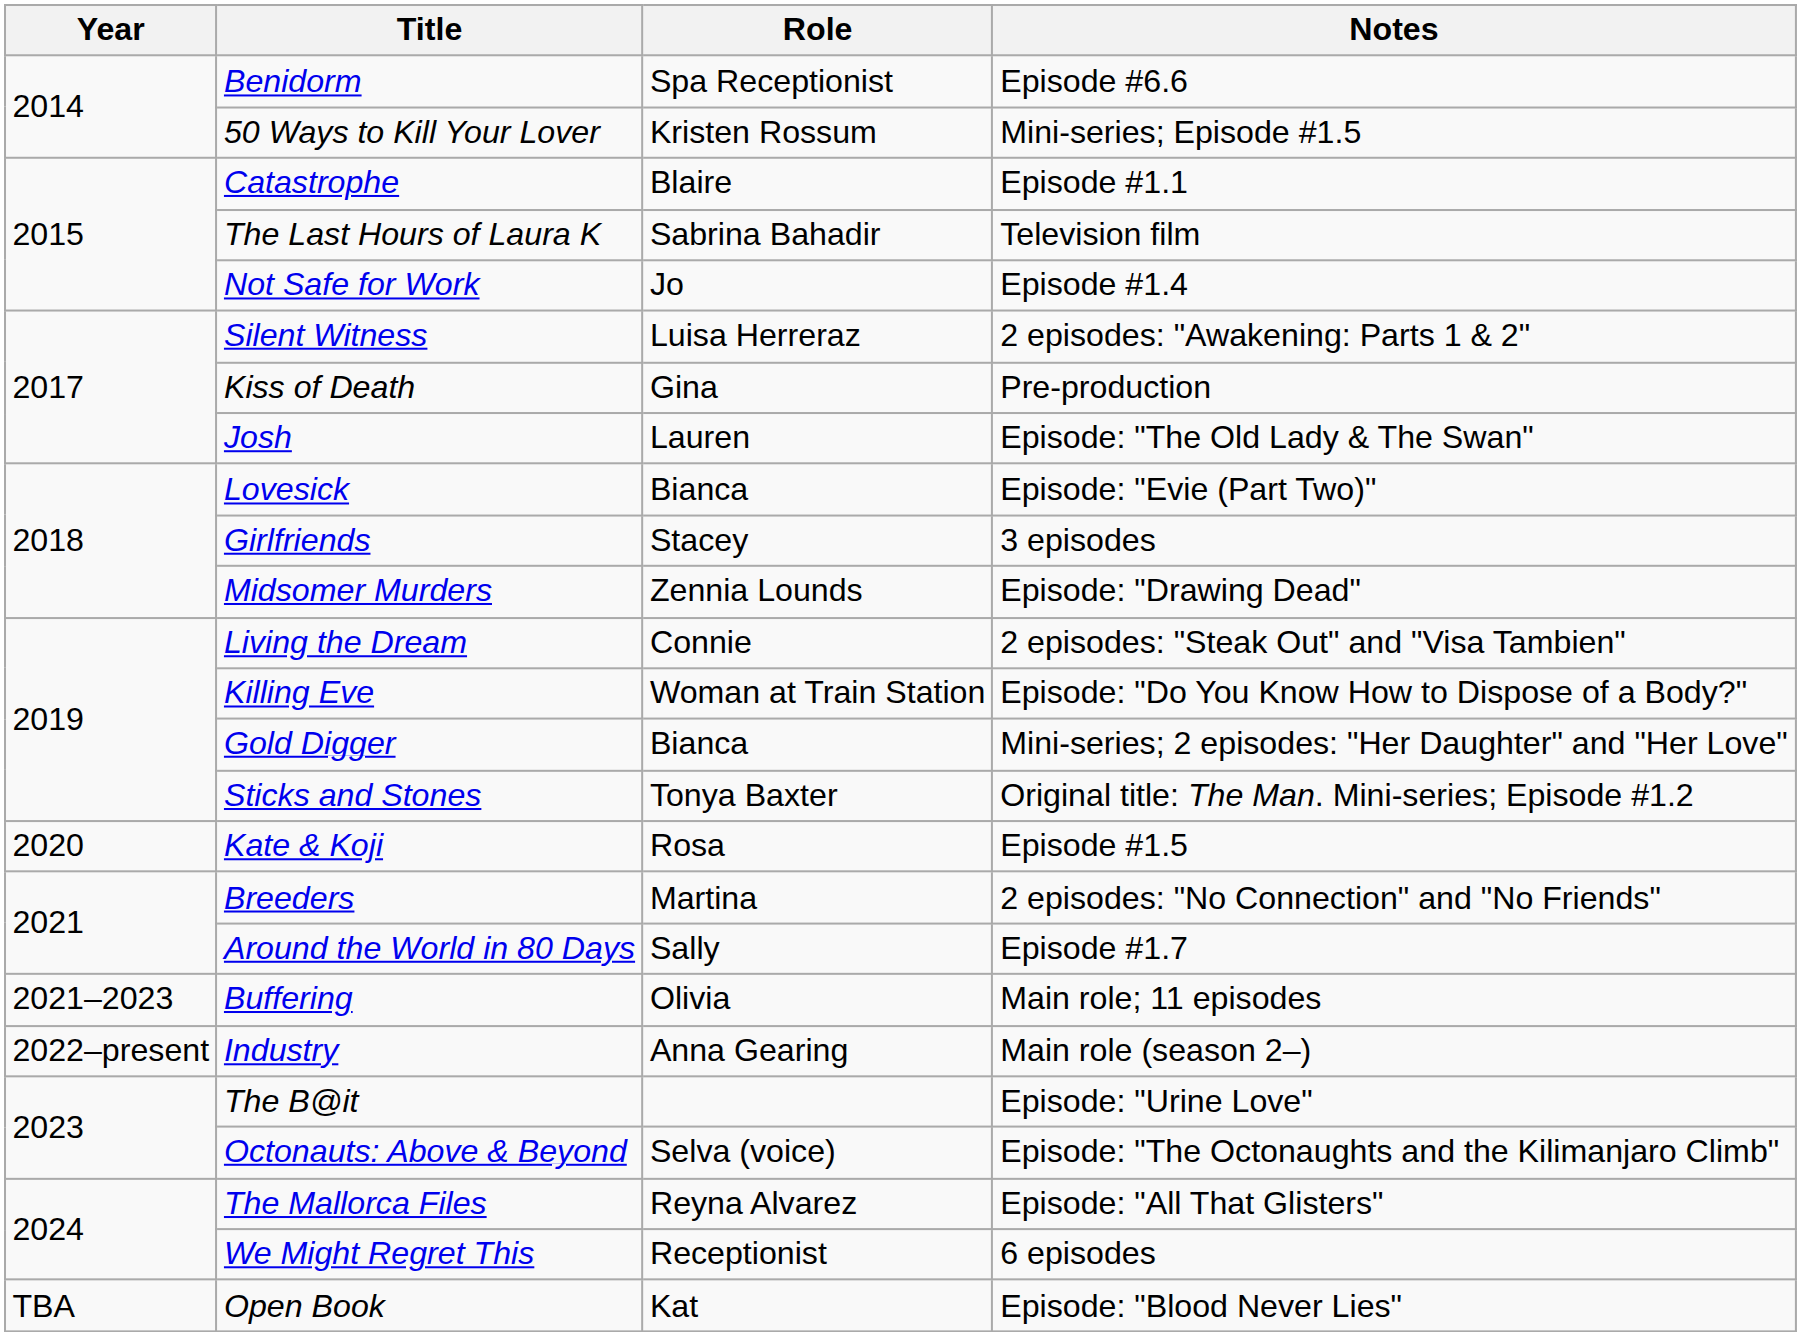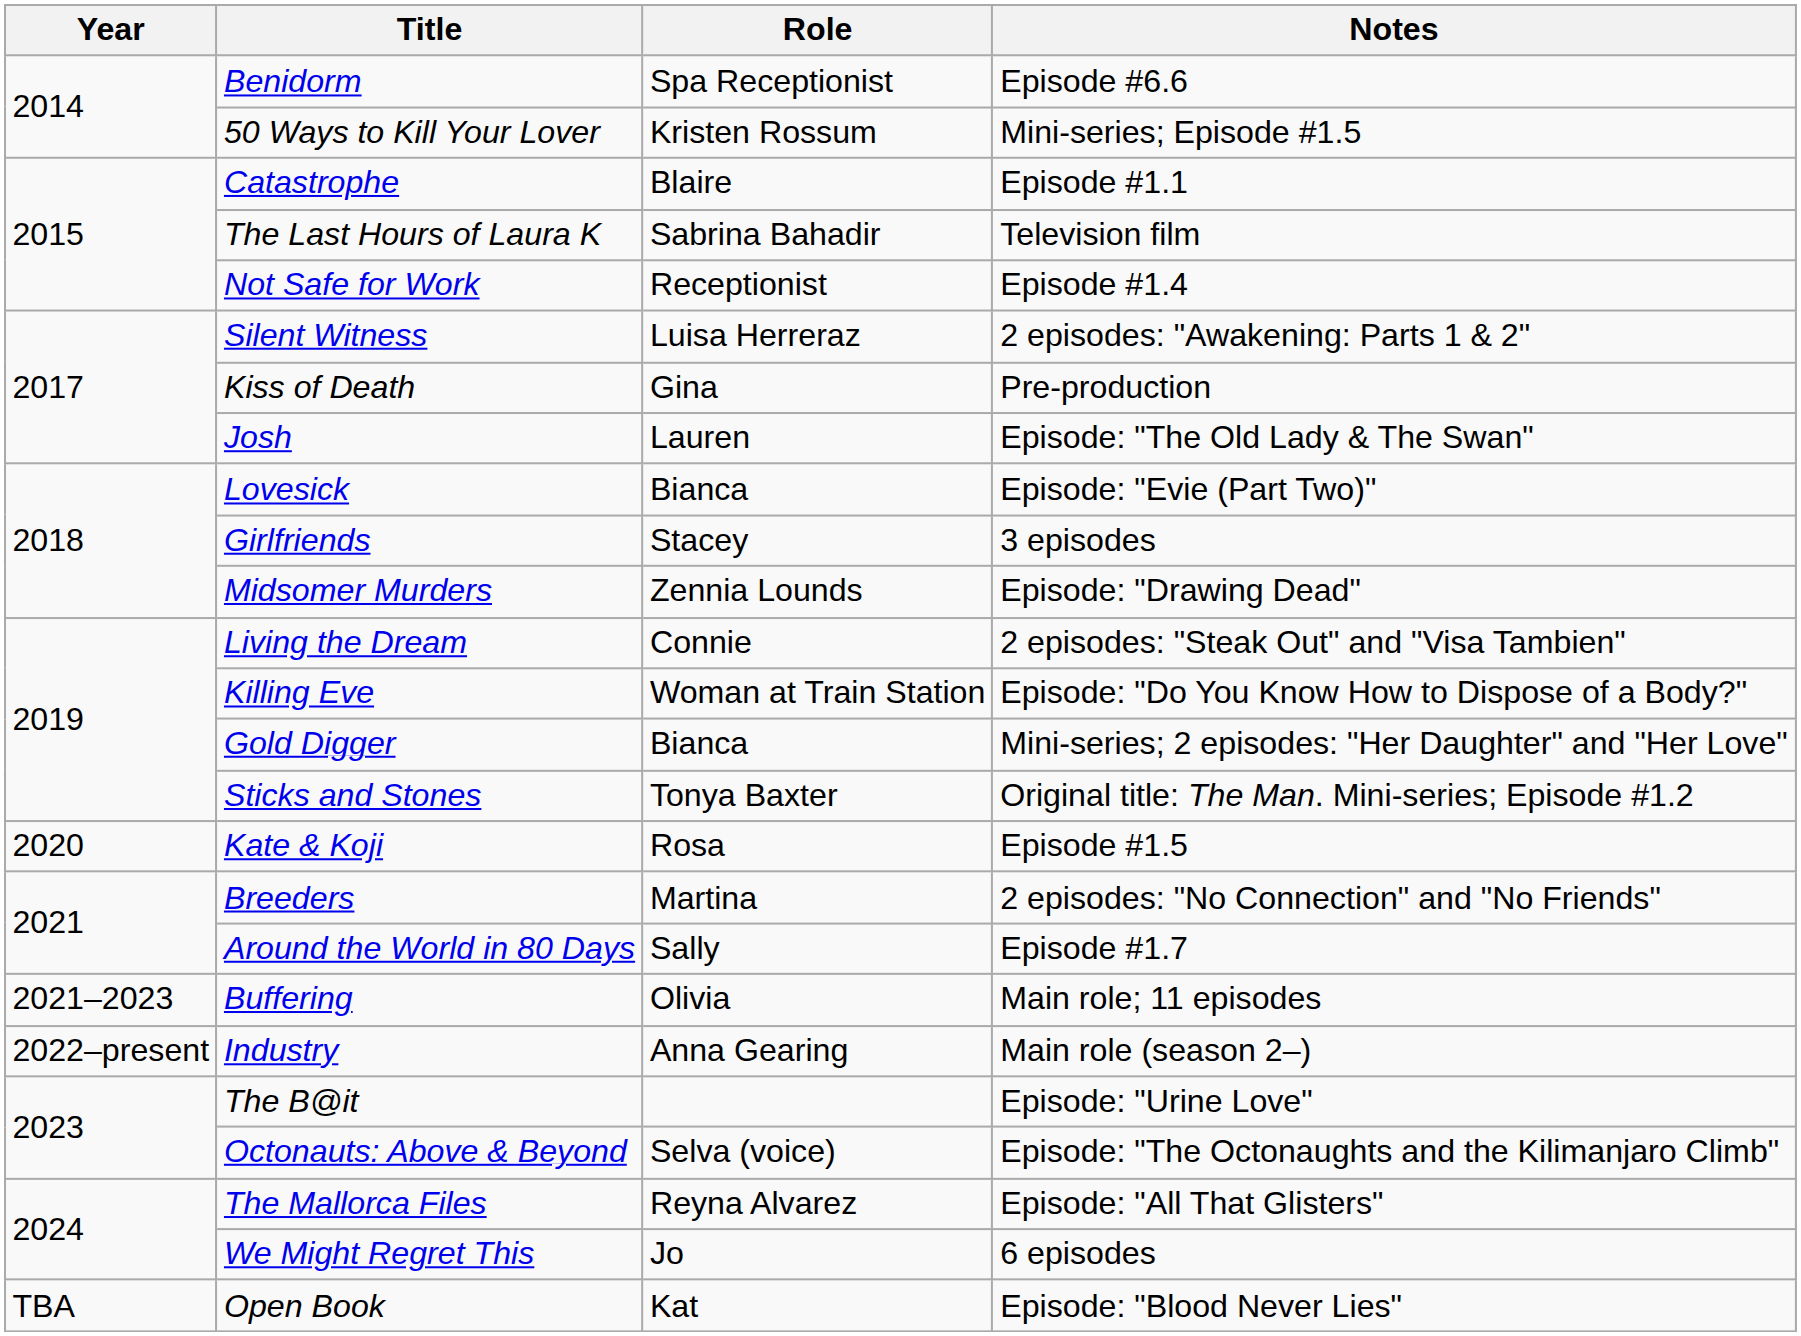(667, 285) Jo -> (738, 285) Receptionist
(738, 1254) Receptionist -> (667, 1254) Jo
